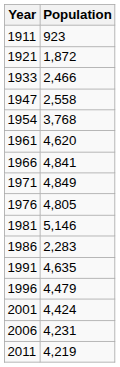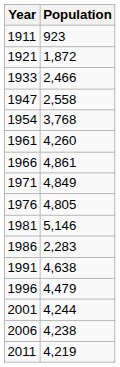(60, 141) 4,620 -> (60, 141) 4,260
(60, 162) 4,841 -> (60, 162) 4,861
(60, 267) 4,635 -> (60, 267) 4,638
(60, 309) 4,424 -> (60, 309) 4,244
(60, 330) 4,231 -> (60, 330) 4,238
